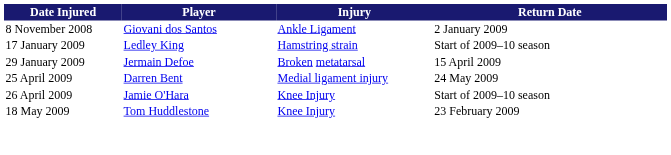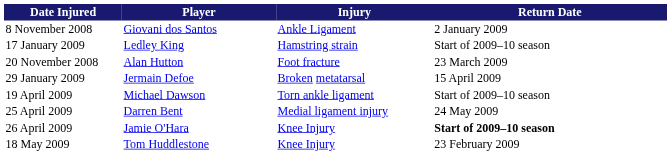+ row: (52, 61)
+ row: (39, 94)
(492, 94) normal -> (494, 127) bold
